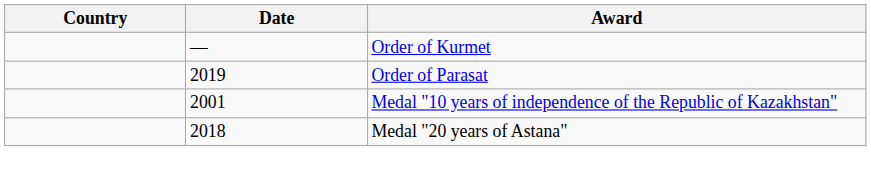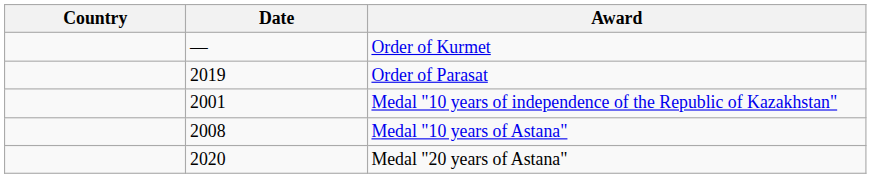+ row: (469, 131)
(208, 131) 2018 -> (208, 159) 2020
